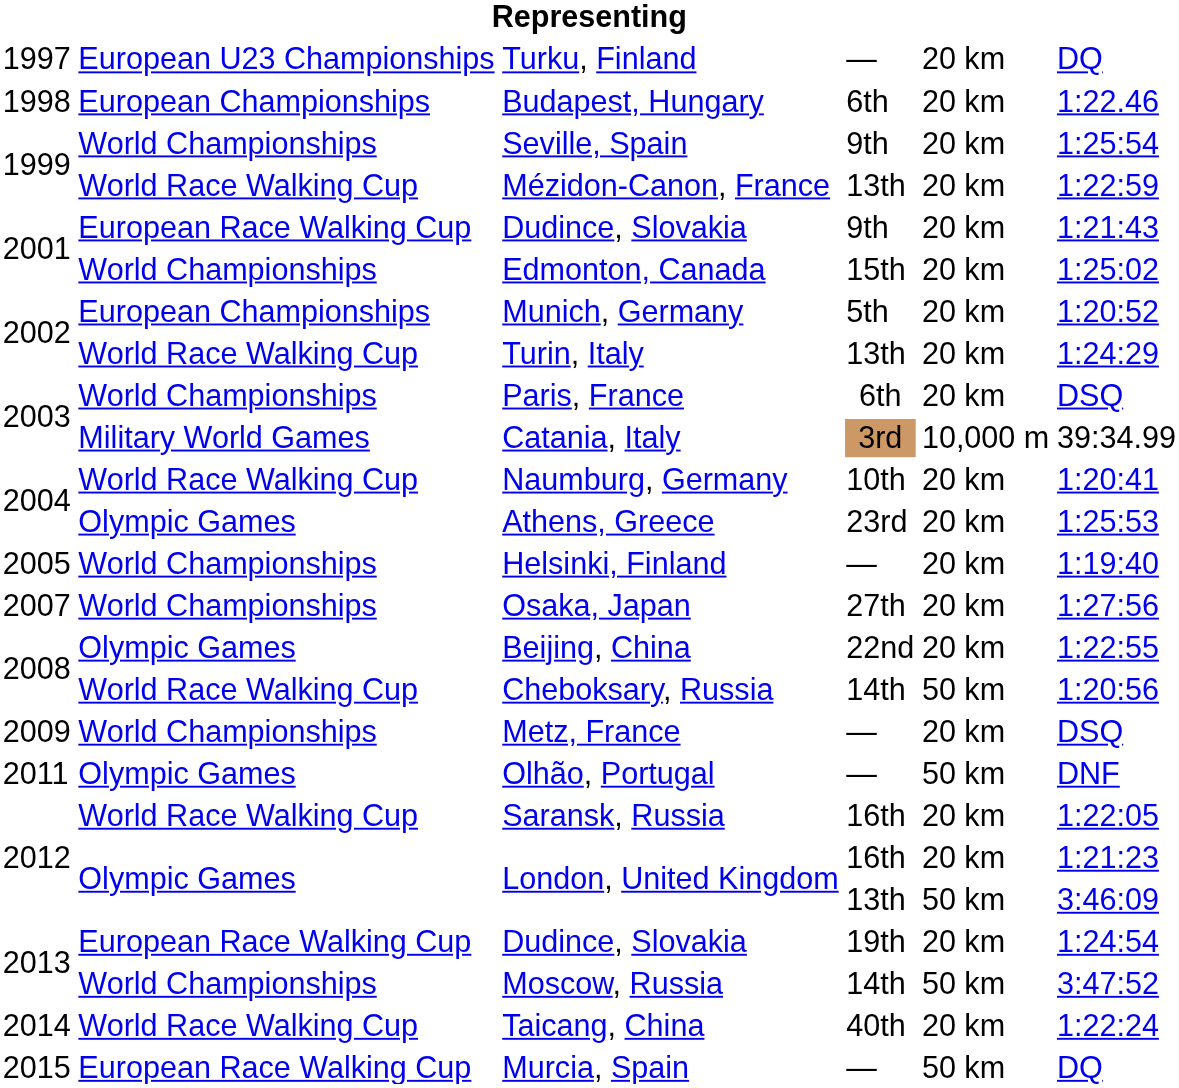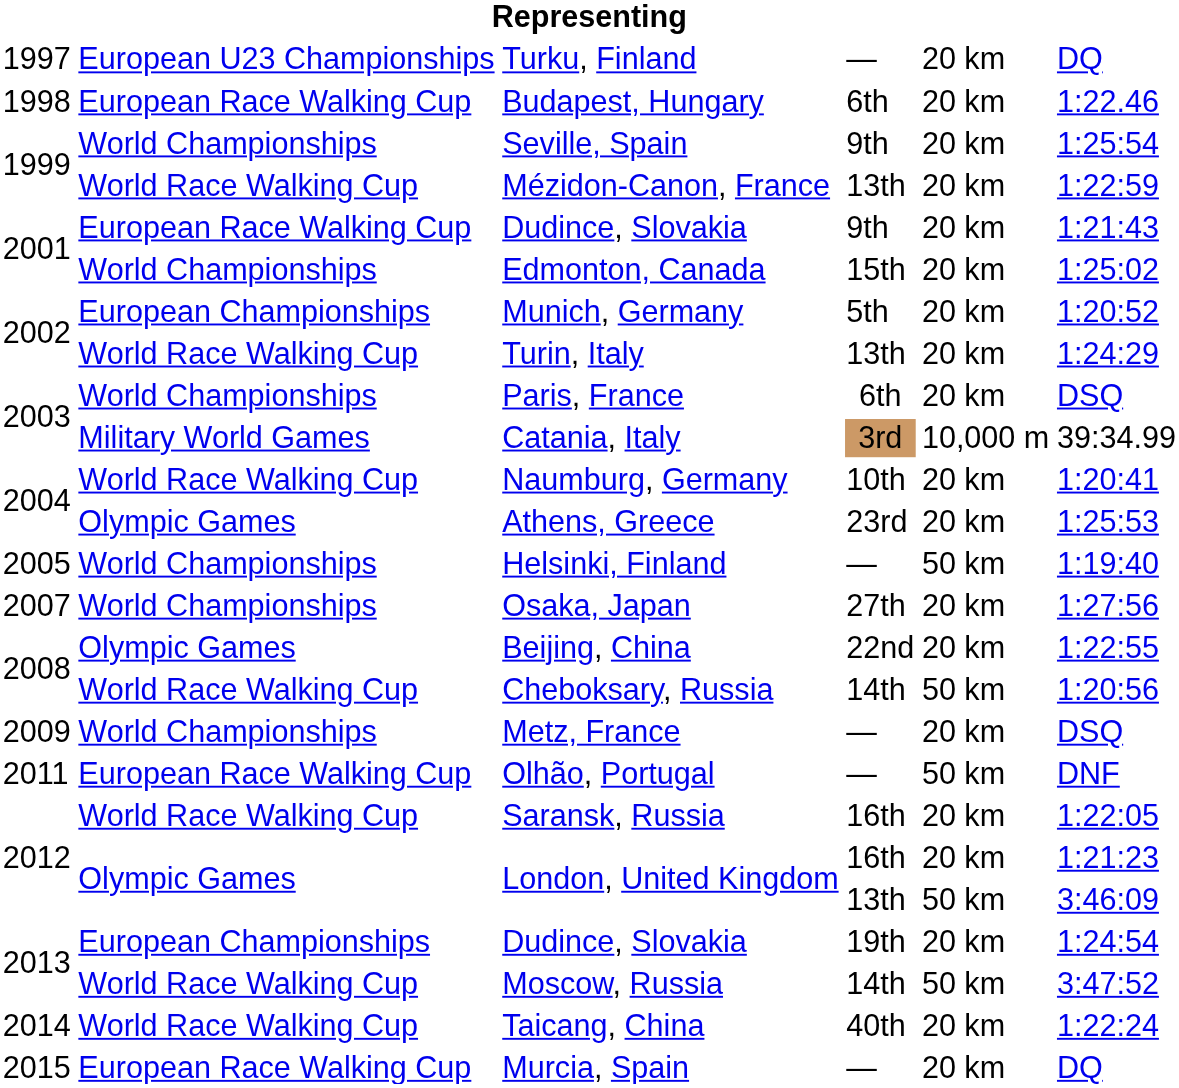(254, 101) European Championships -> (275, 101) European Race Walking Cup
(964, 563) 20 km -> (964, 563) 50 km
(187, 773) Olympic Games -> (275, 773) European Race Walking Cup
(275, 941) European Race Walking Cup -> (254, 941) European Championships
(228, 983) World Championships -> (248, 983) World Race Walking Cup
(964, 1067) 50 km -> (964, 1067) 20 km
